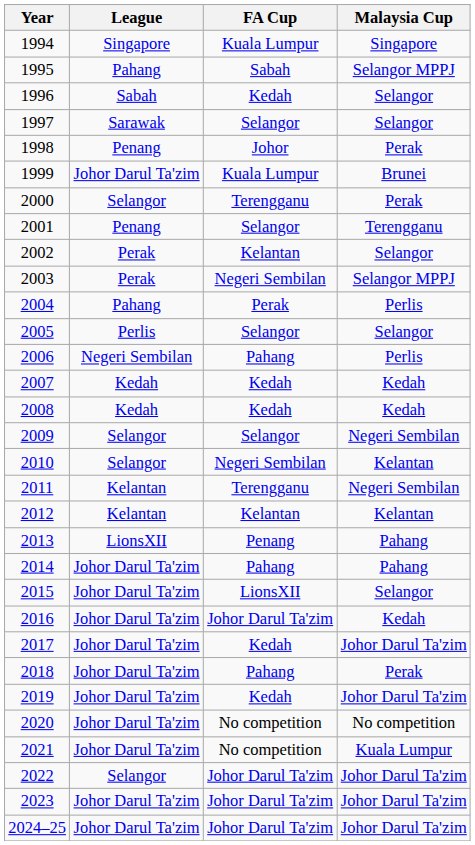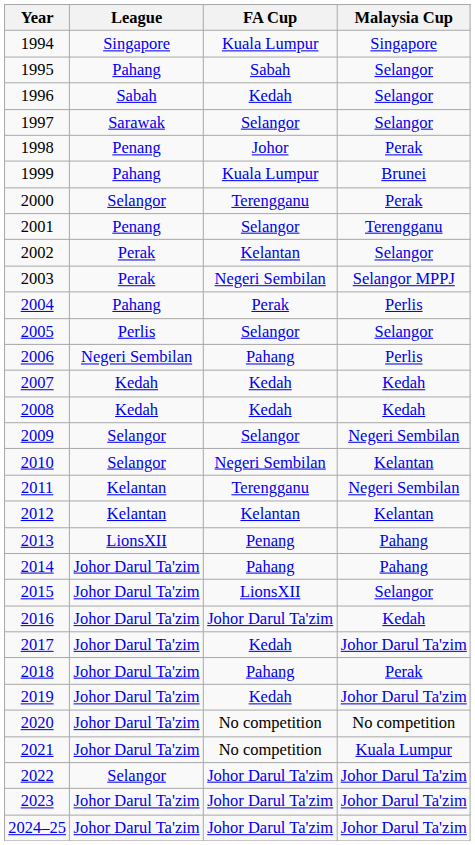(404, 69) Selangor MPPJ -> (404, 69) Selangor
(137, 174) Johor Darul Ta'zim -> (137, 174) Pahang
